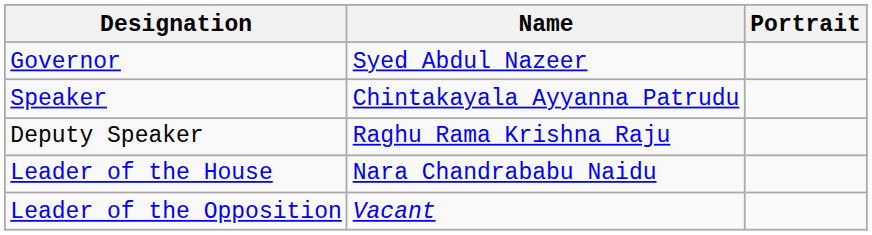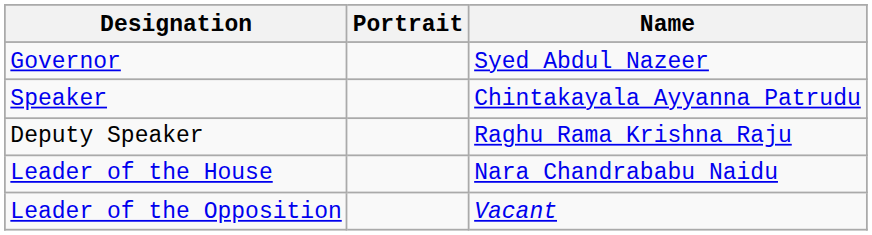columns swapped: (806, 24) <-> (546, 24)
